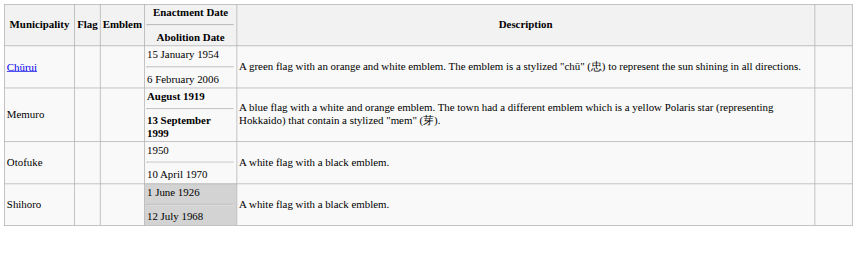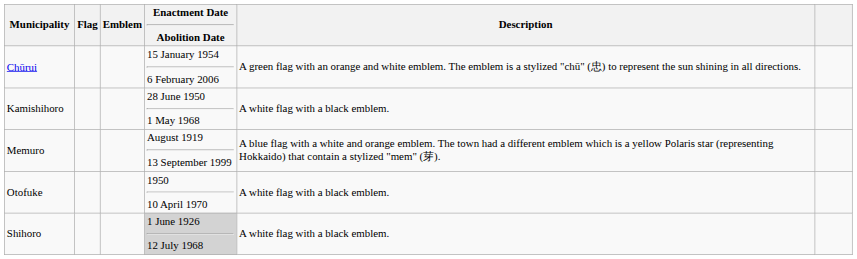+ row: (35, 108)
(191, 114) bold -> (191, 150) normal
